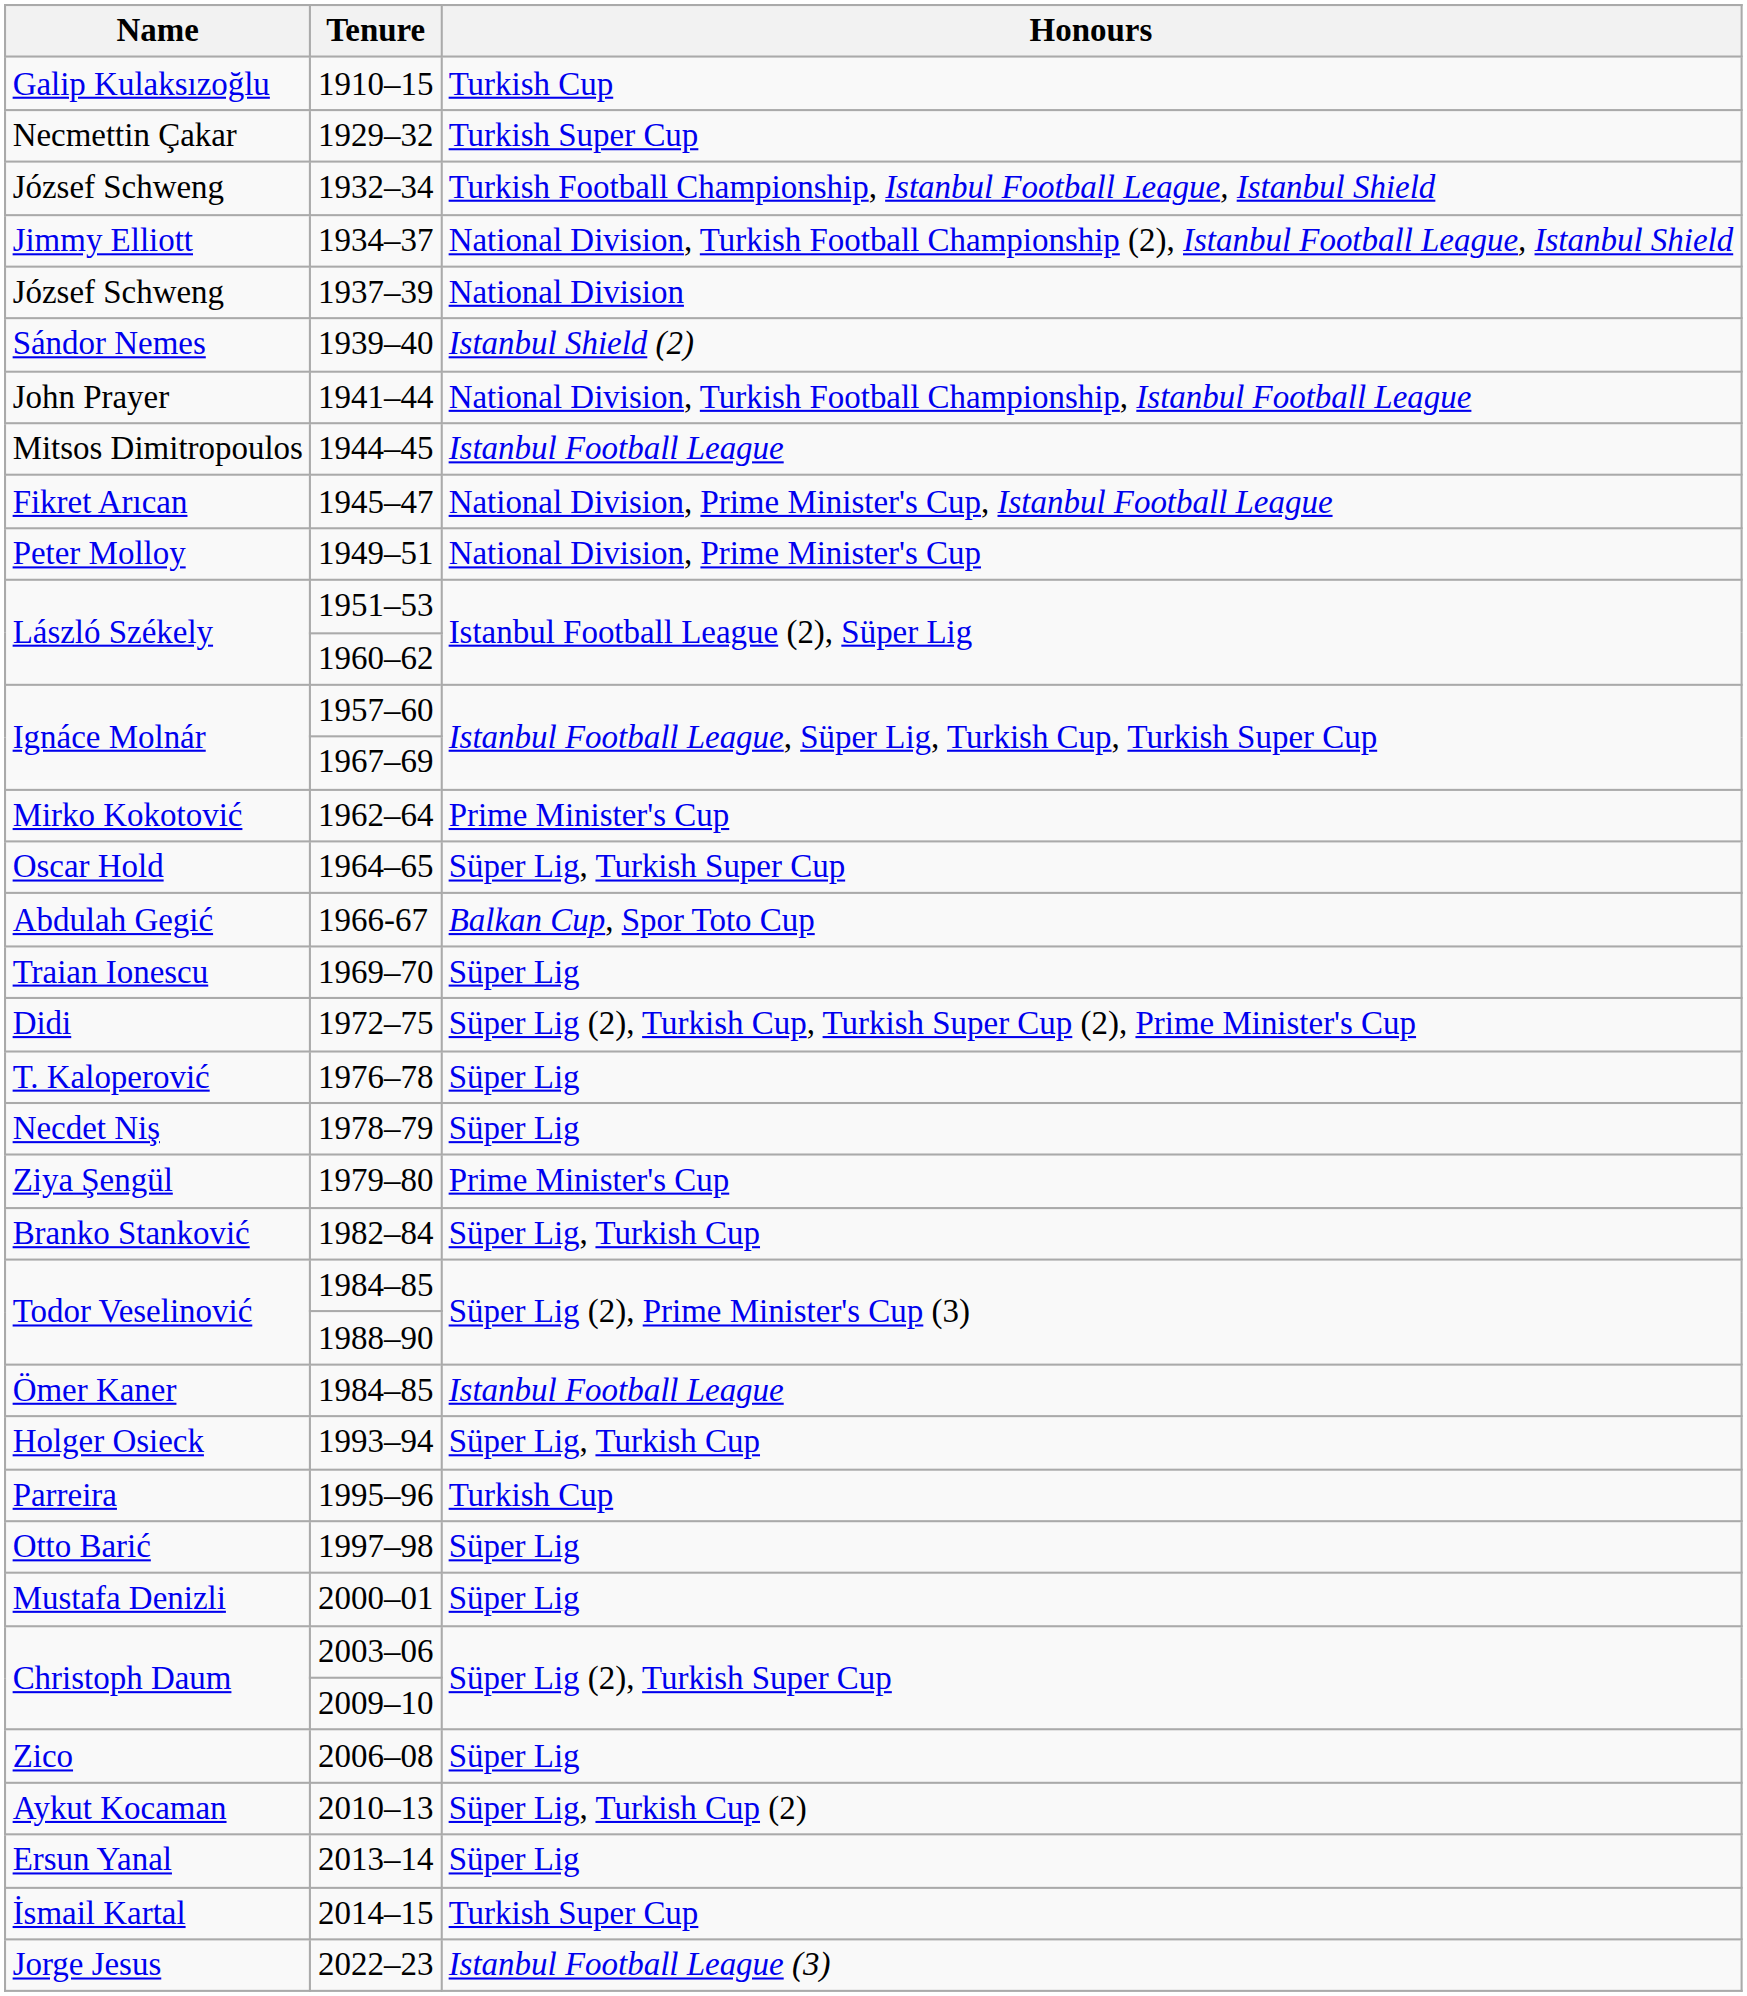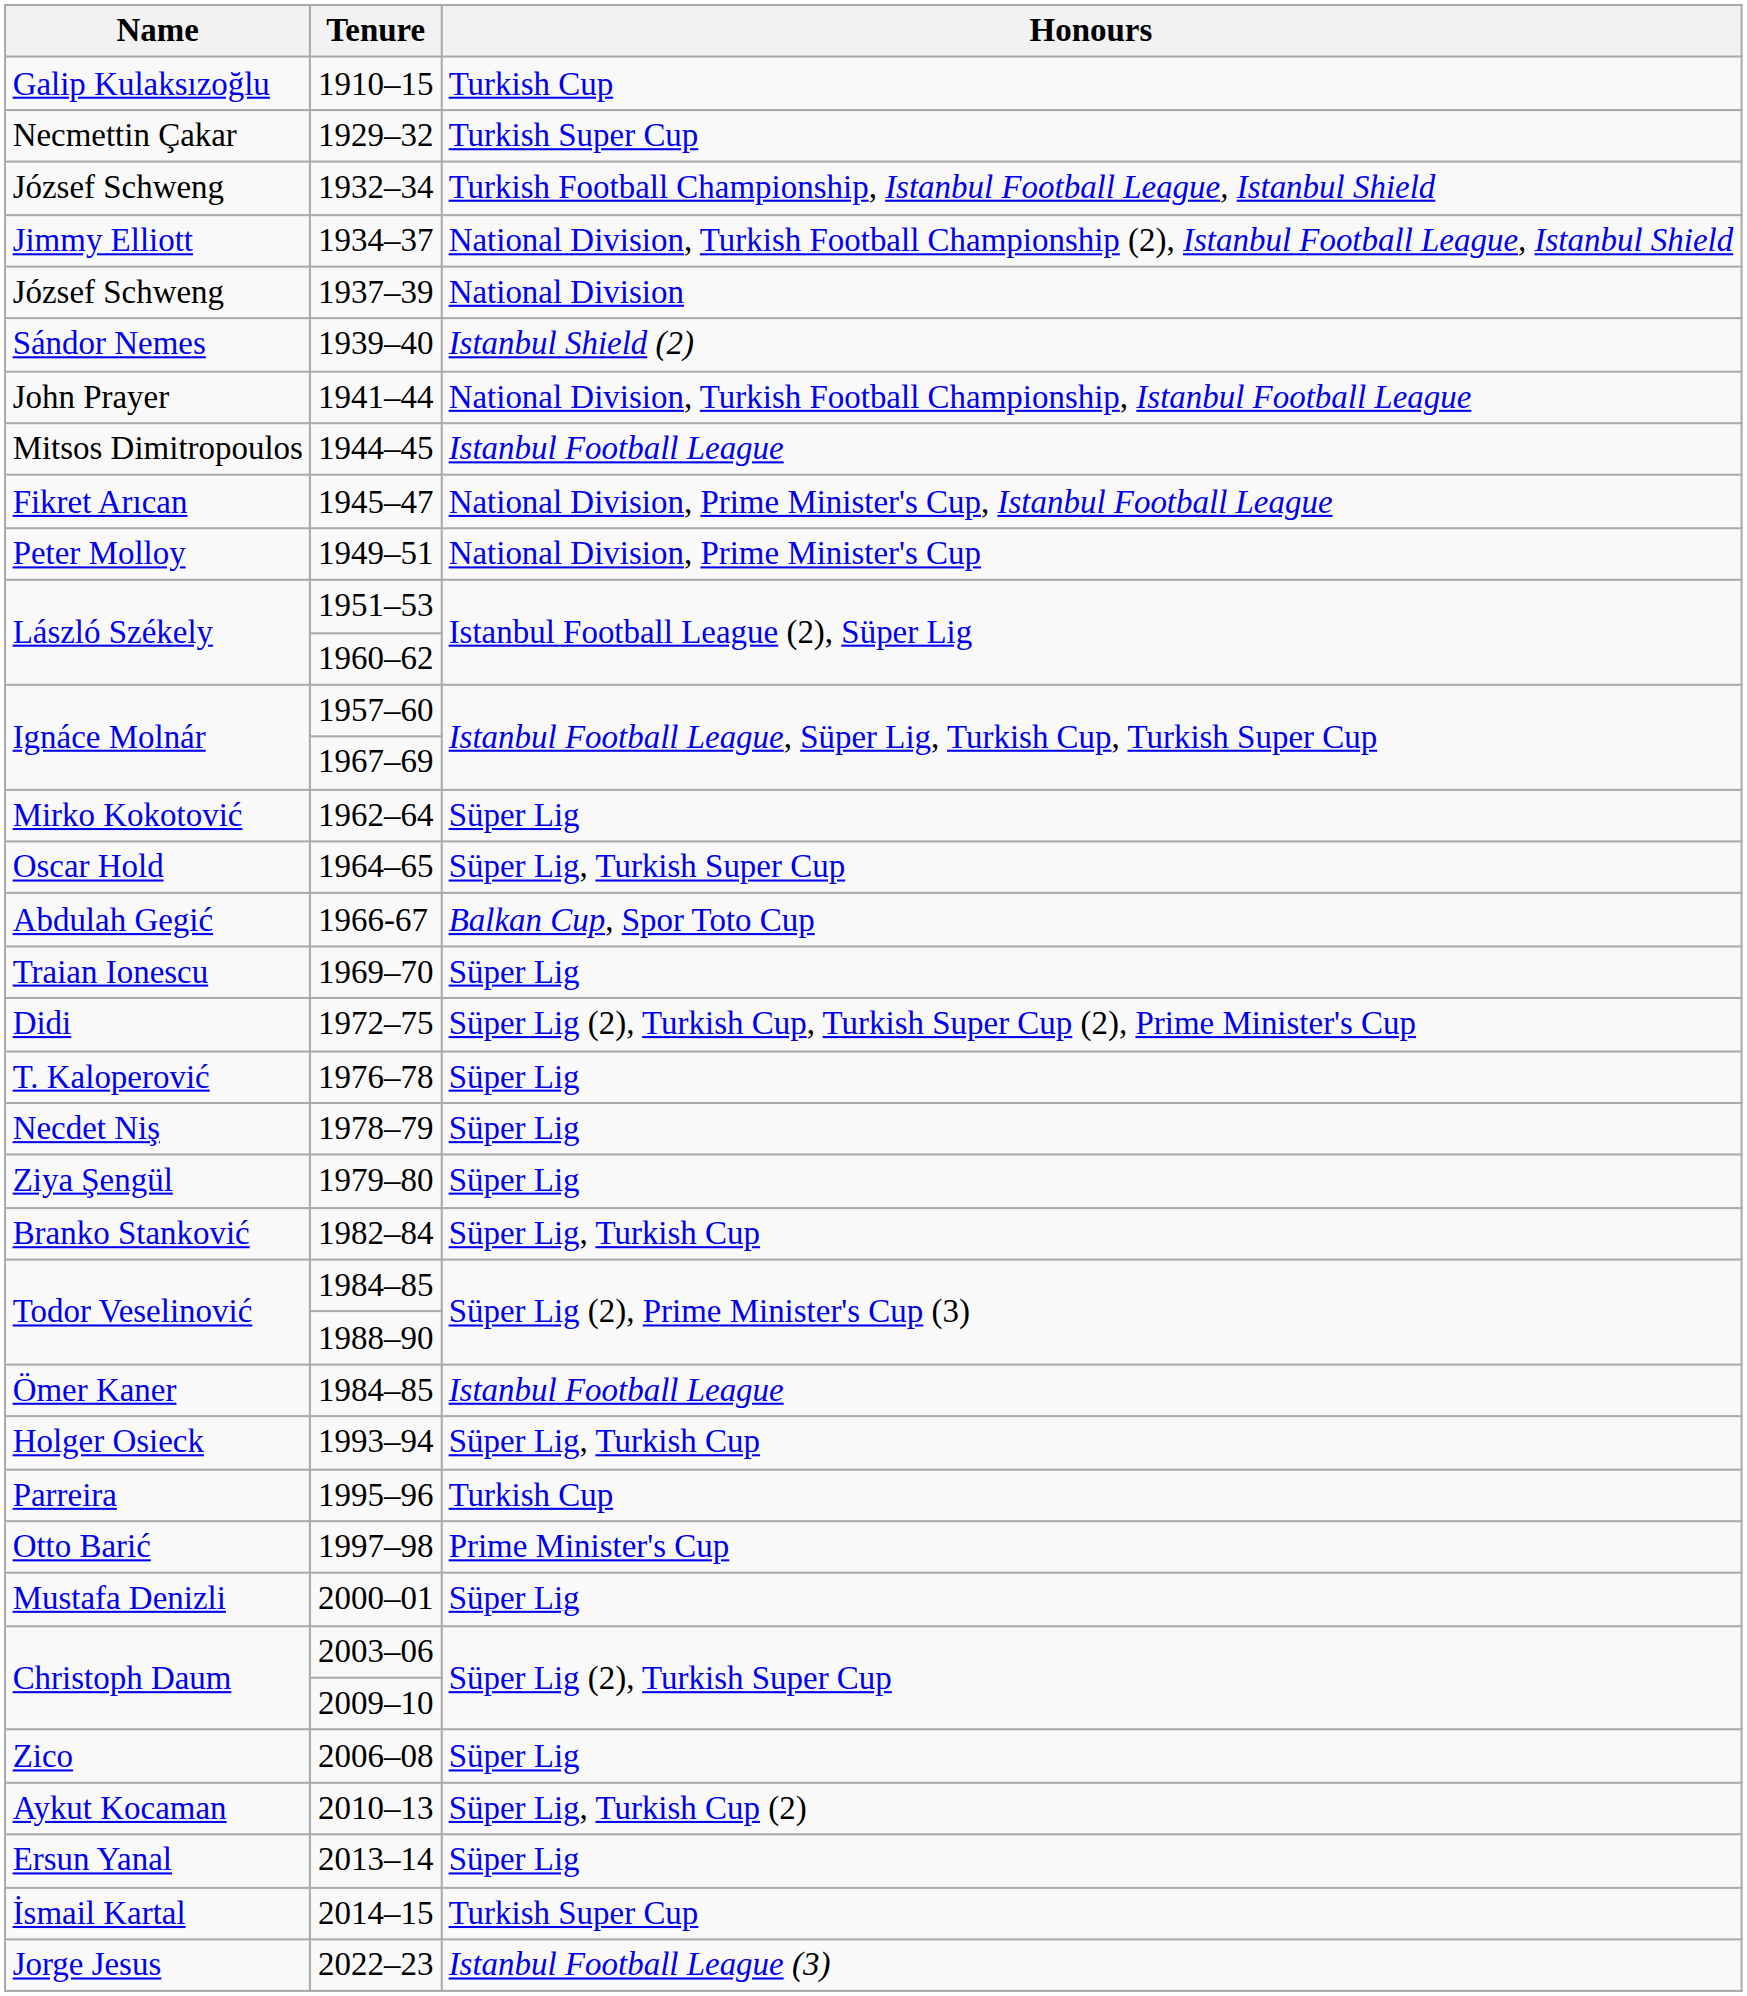(589, 814) Prime Minister's Cup -> (514, 814) Süper Lig
(589, 1180) Prime Minister's Cup -> (514, 1180) Süper Lig
(514, 1546) Süper Lig -> (589, 1546) Prime Minister's Cup
